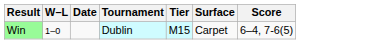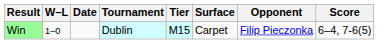+ column: (276, 13)
